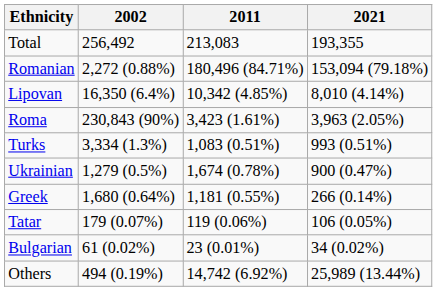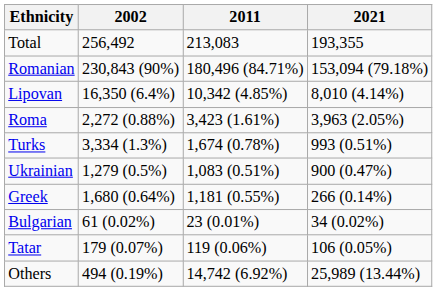(129, 68) 2,272 (0.88%) -> (131, 68) 230,843 (90%)
(131, 119) 230,843 (90%) -> (129, 119) 2,272 (0.88%)
(233, 145) 1,083 (0.51%) -> (233, 145) 1,674 (0.78%)
(233, 171) 1,674 (0.78%) -> (233, 171) 1,083 (0.51%)
rows swapped: (25, 222) <-> (40, 247)
